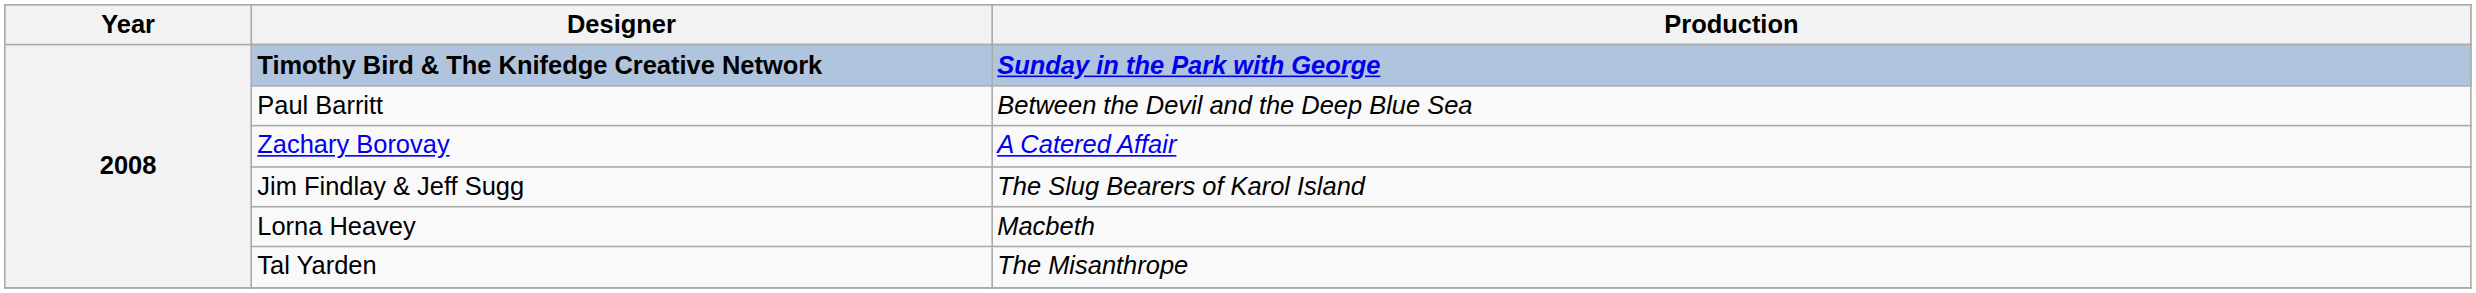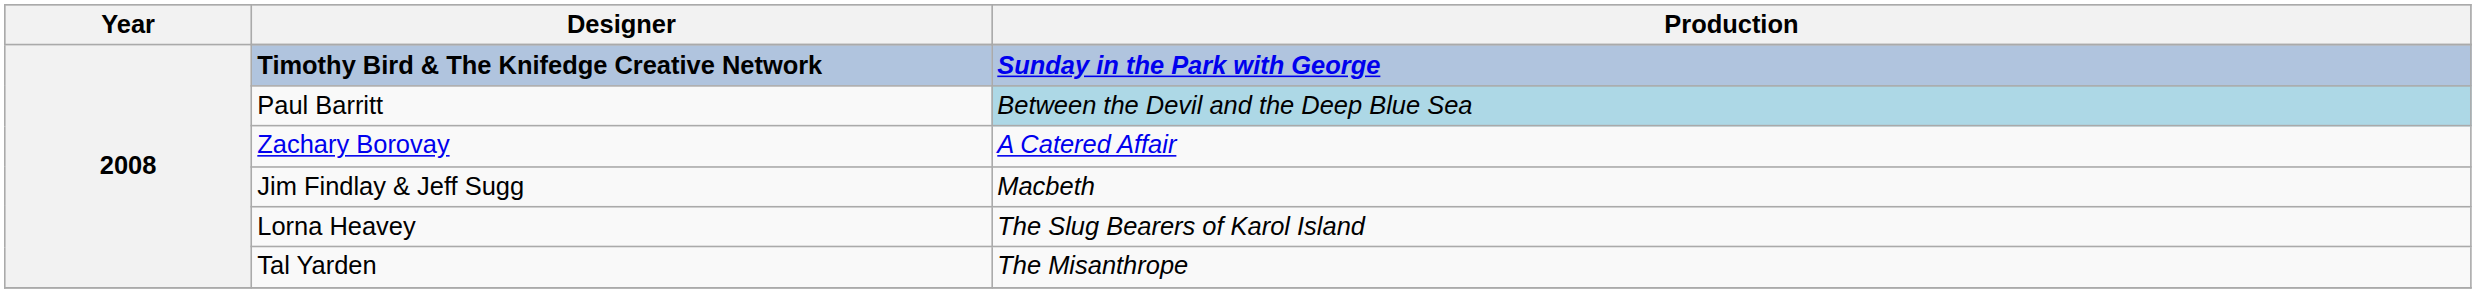(1235, 105) no background -> (1235, 105) lightblue background
(1181, 186) The Slug Bearers of Karol Island -> (1046, 186) Macbeth
(1046, 226) Macbeth -> (1181, 226) The Slug Bearers of Karol Island
